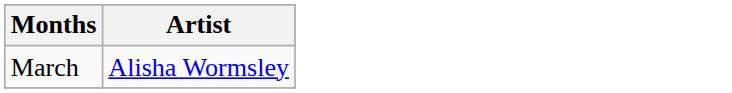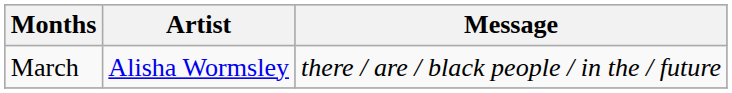+ column: (511, 25)
